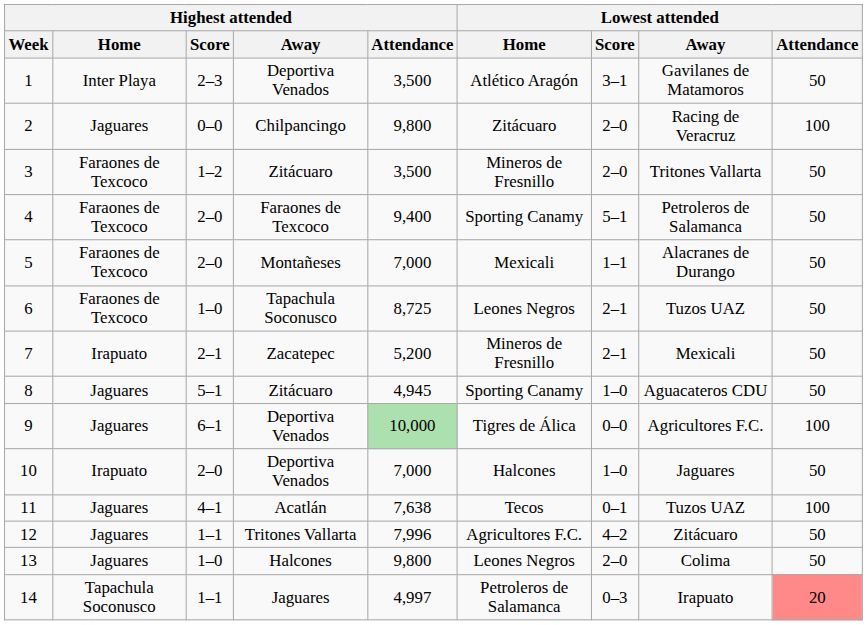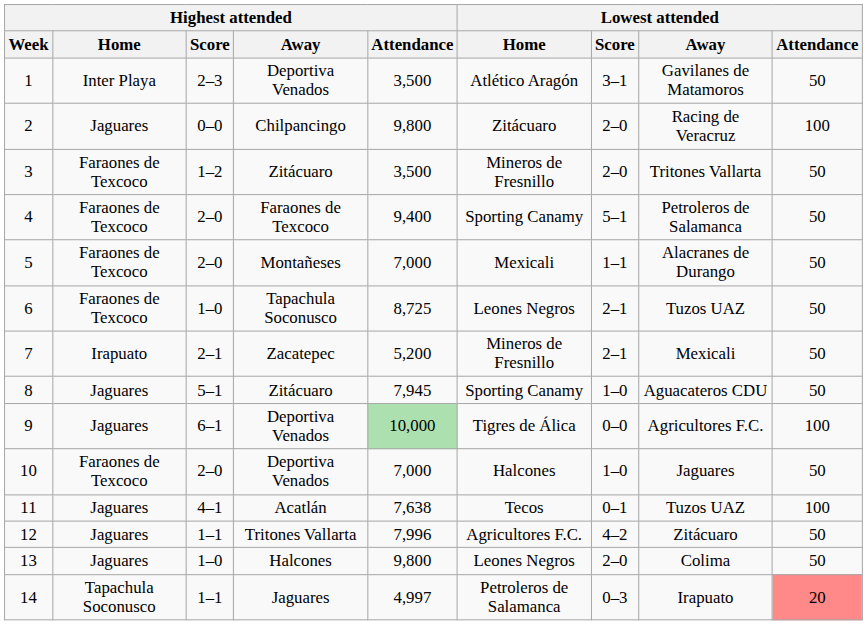(412, 389) 4,945 -> (412, 389) 7,945
(119, 471) Irapuato -> (119, 471) Faraones de Texcoco
